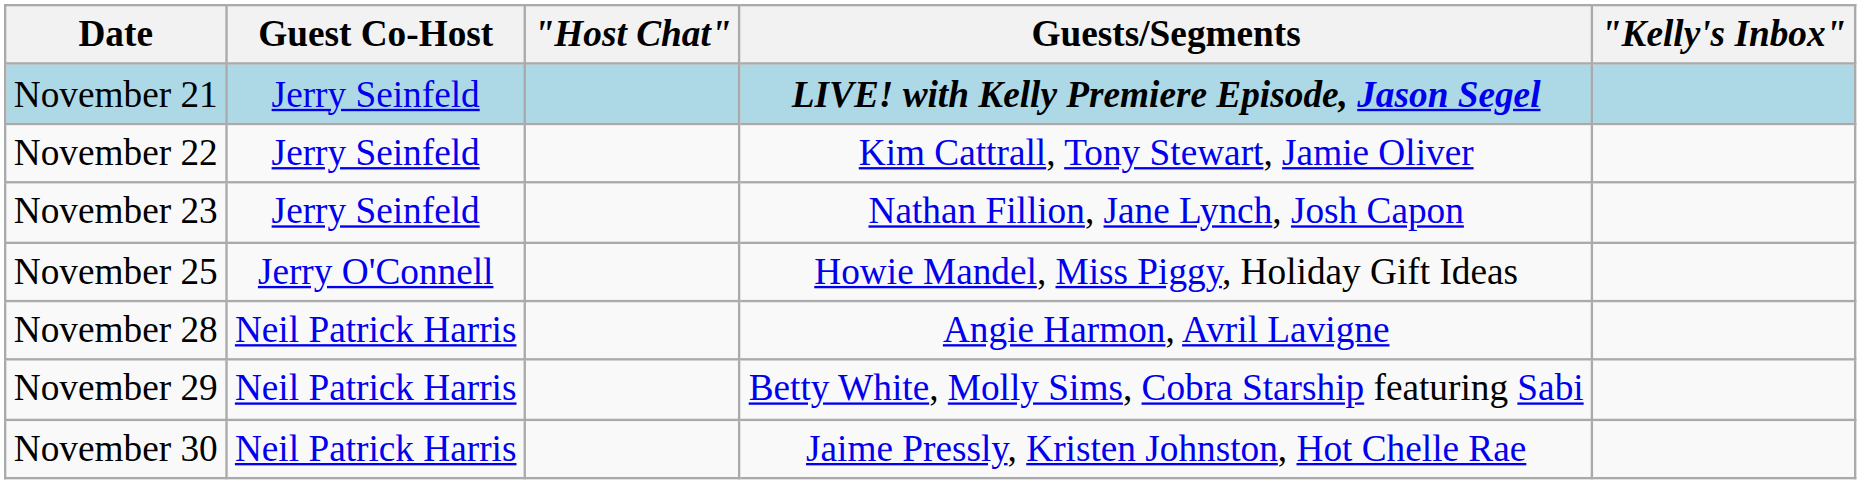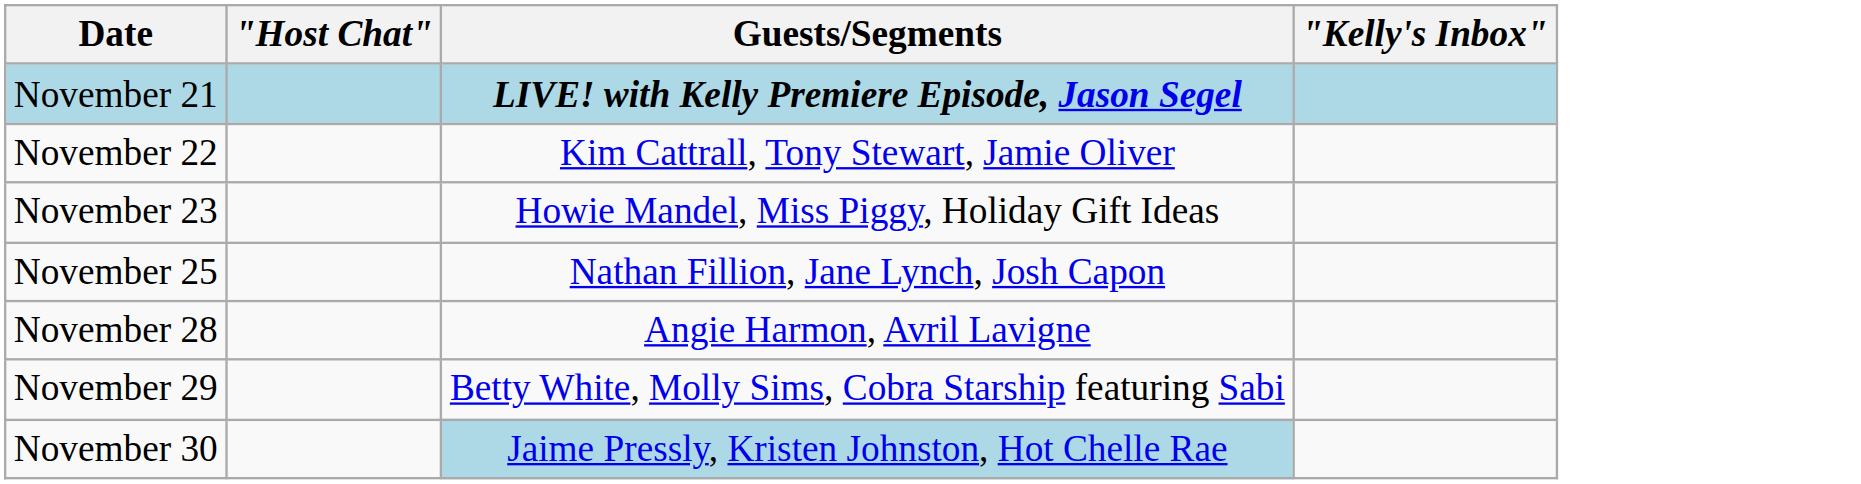- column: (376, 34)
(1166, 211) Nathan Fillion, Jane Lynch, Josh Capon -> (867, 211) Howie Mandel, Miss Piggy, Holiday Gift Ideas
(1166, 270) Howie Mandel, Miss Piggy, Holiday Gift Ideas -> (867, 270) Nathan Fillion, Jane Lynch, Josh Capon
(1166, 447) no background -> (867, 447) lightblue background
